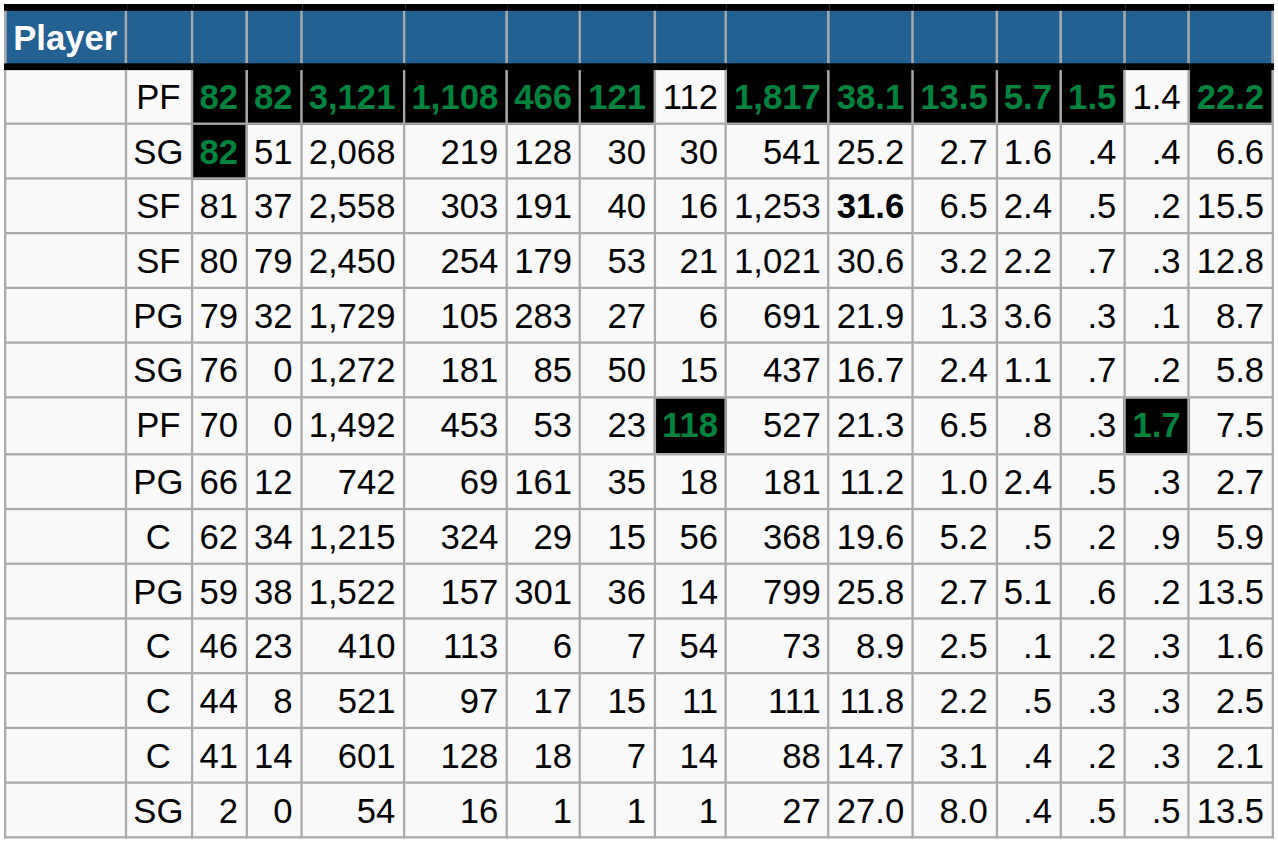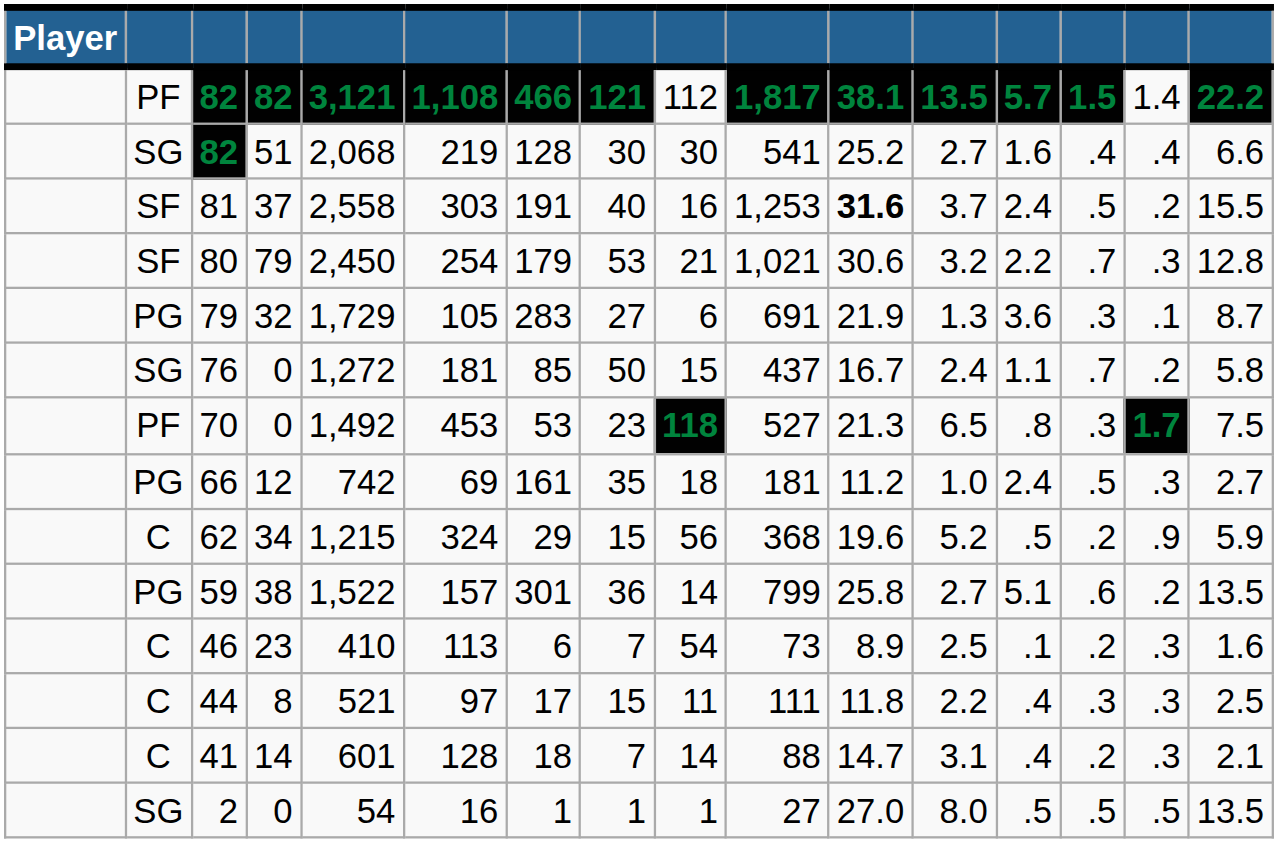(964, 206) 6.5 -> (964, 206) 3.7
(1038, 700) .5 -> (1038, 700) .4
(1038, 810) .4 -> (1038, 810) .5
